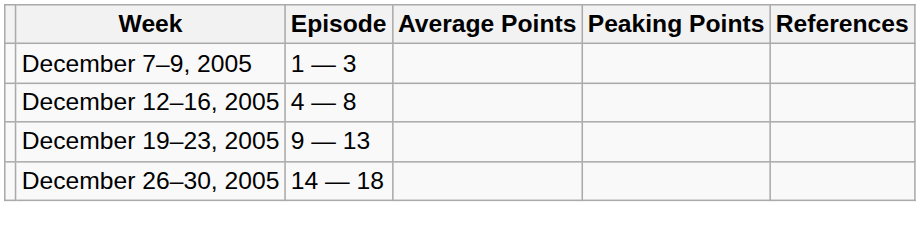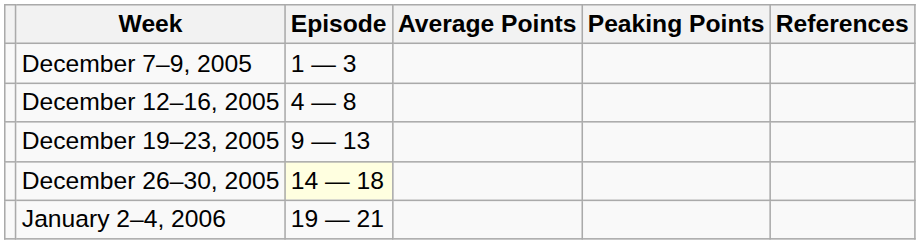(337, 180) no background -> (337, 180) lightyellow background
+ row: (124, 219)
